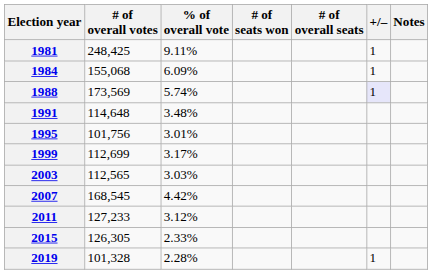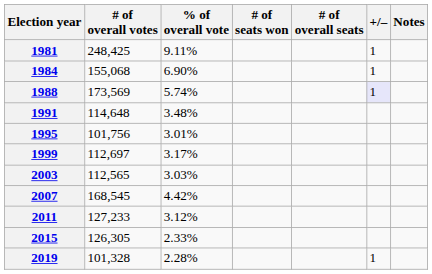(181, 71) 6.09% -> (181, 71) 6.90%
(109, 154) 112,699 -> (109, 154) 112,697
